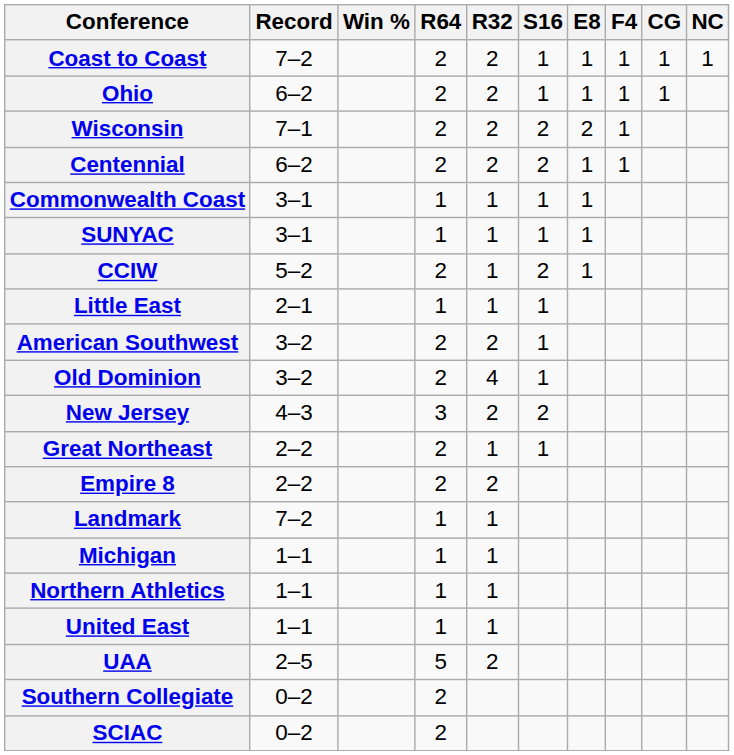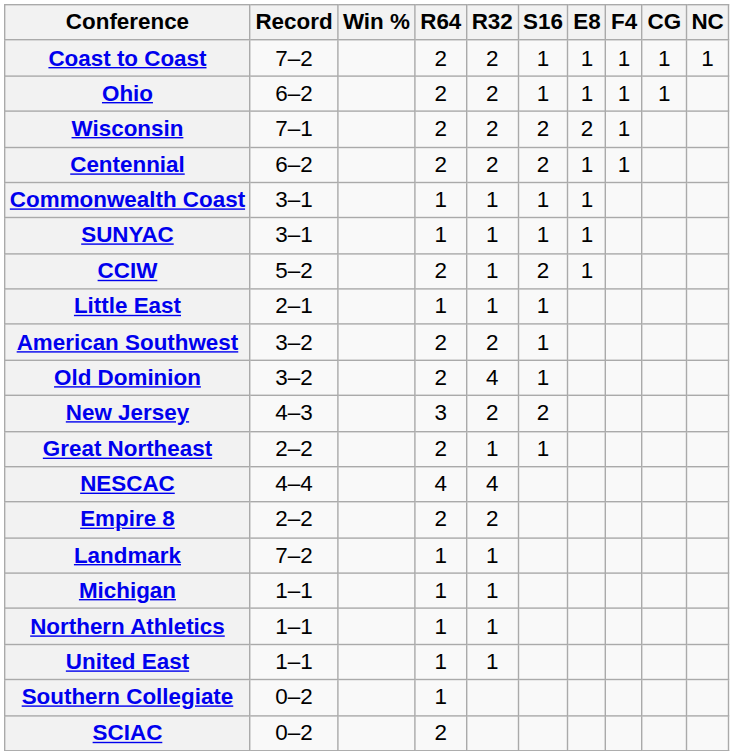+ row: (127, 484)
- row: (127, 661)
(441, 697) 2 -> (441, 697) 1
